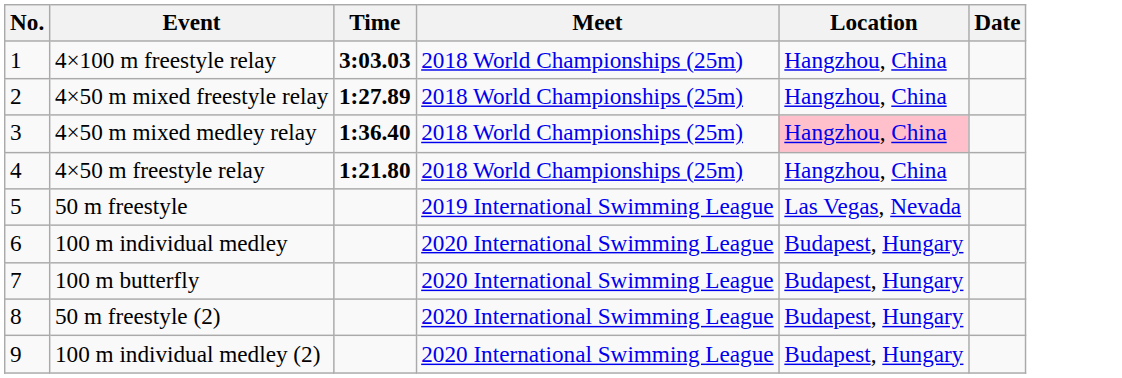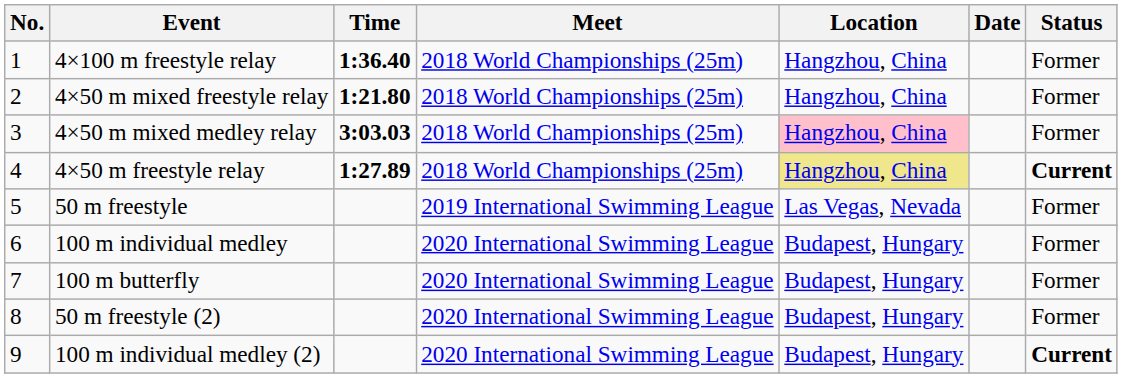+ column: (1072, 22)
(375, 59) 3:03.03 -> (375, 59) 1:36.40
(375, 96) 1:27.89 -> (375, 96) 1:21.80
(375, 133) 1:36.40 -> (375, 133) 3:03.03
(375, 170) 1:21.80 -> (375, 170) 1:27.89
(866, 170) no background -> (866, 170) khaki background
